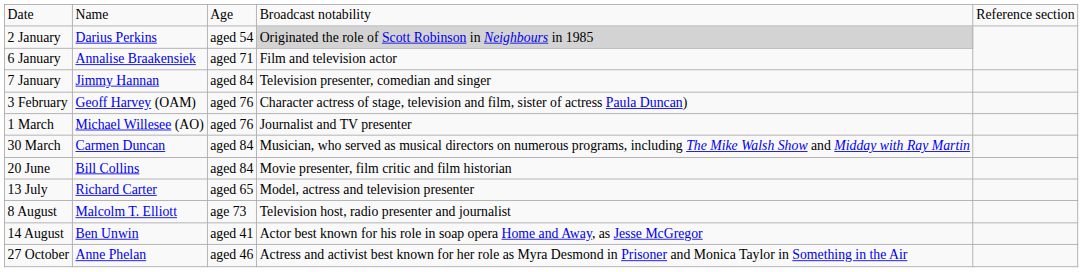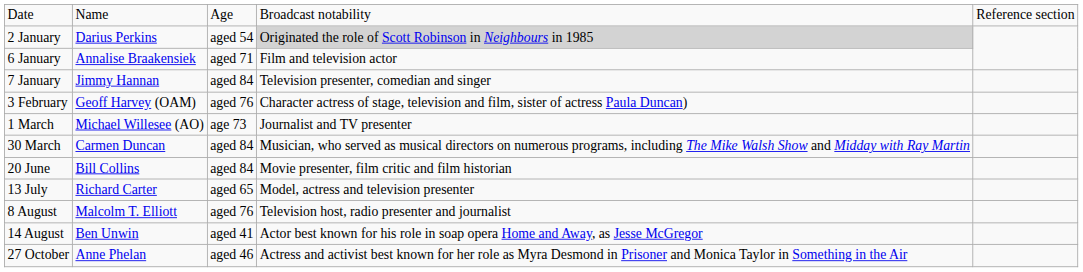(232, 124) aged 76 -> (228, 124) age 73
(228, 211) age 73 -> (232, 211) aged 76
